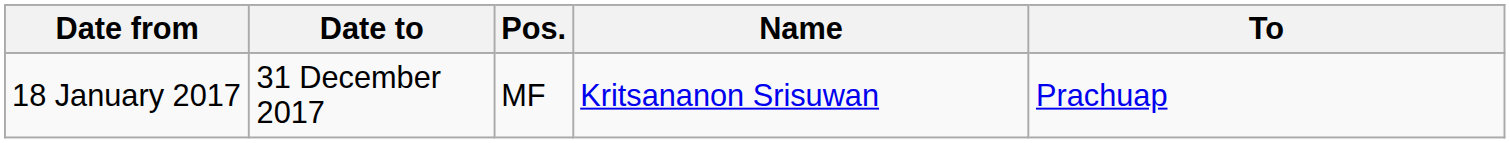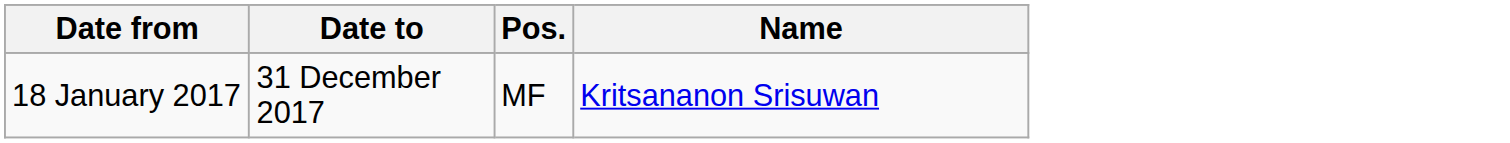- column: (1266, 28)
